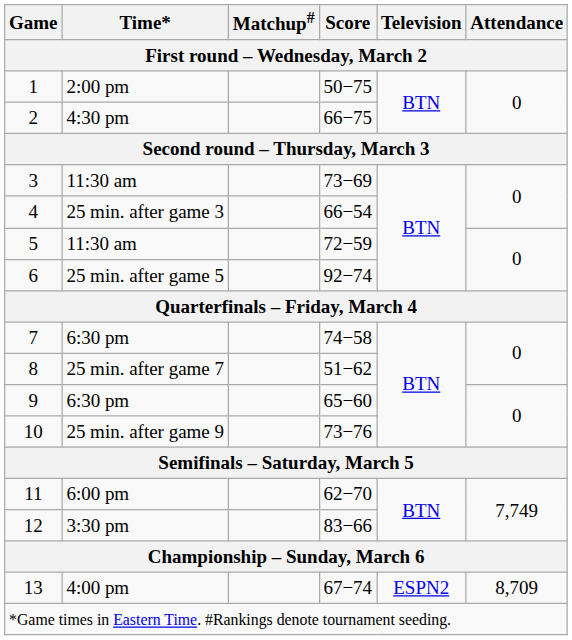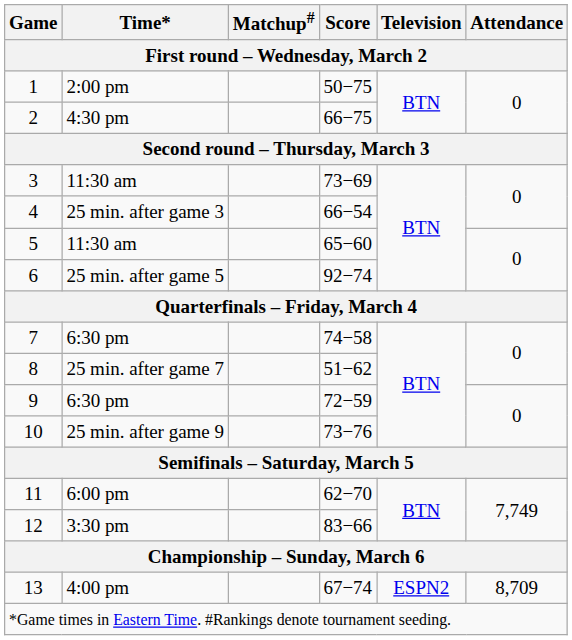(348, 243) 72−59 -> (348, 243) 65−60
(348, 400) 65−60 -> (348, 400) 72−59
